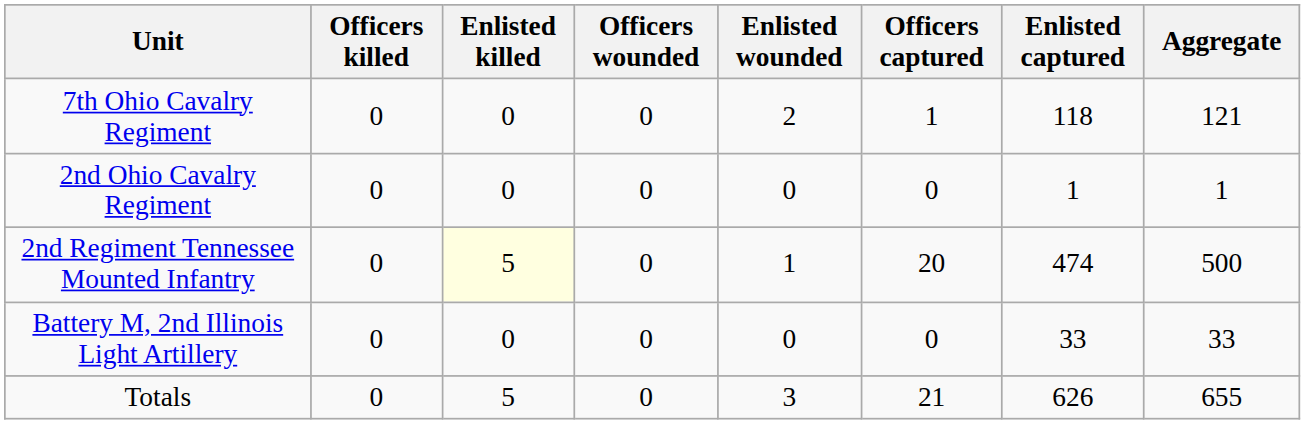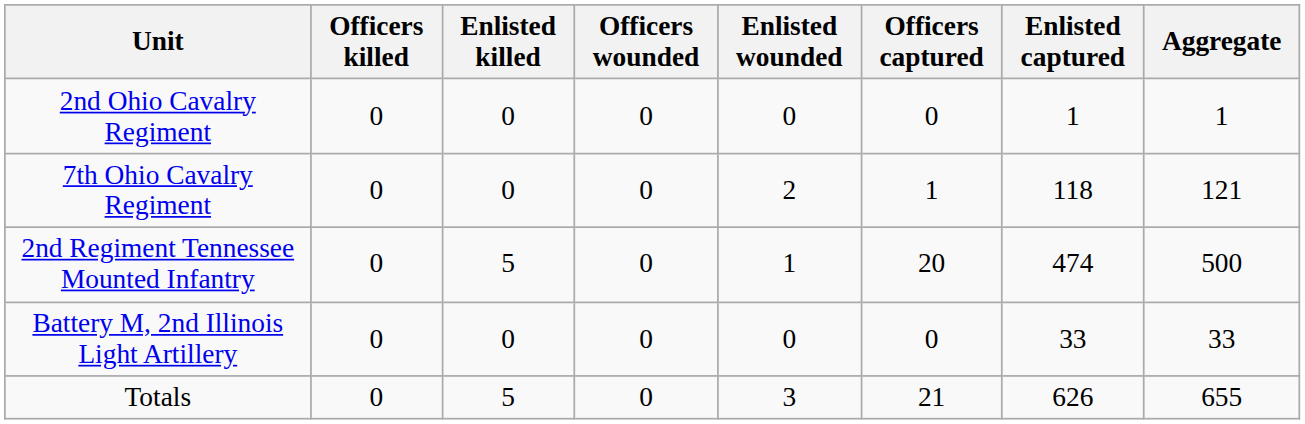rows swapped: (158, 189) <-> (158, 115)
(508, 264) lightyellow background -> (508, 264) no background
